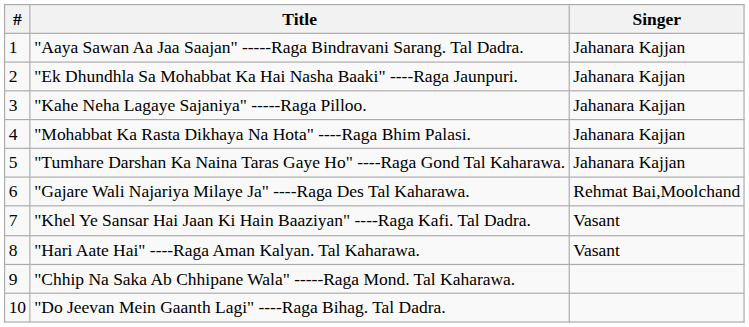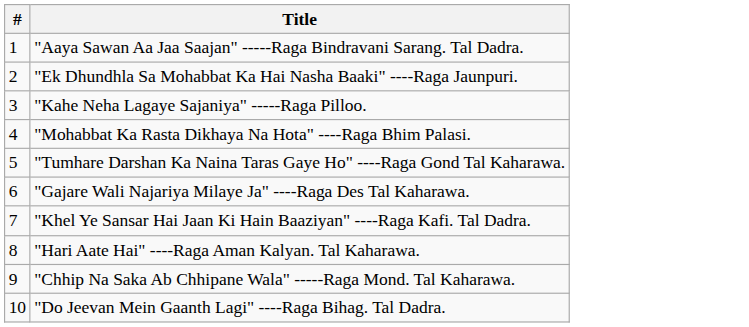- column: (657, 19)
